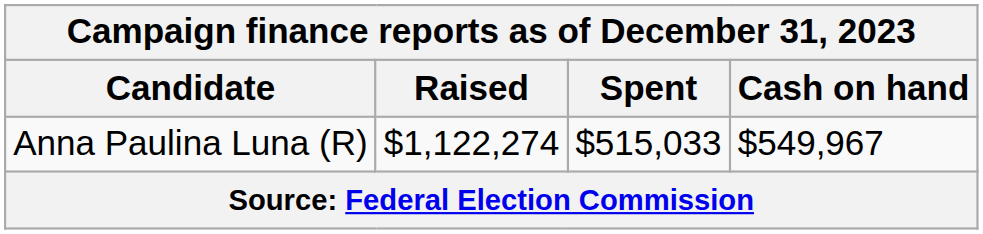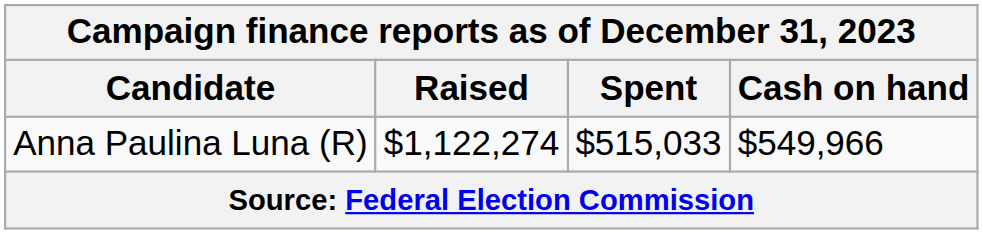(811, 143) $549,967 -> (811, 143) $549,966
